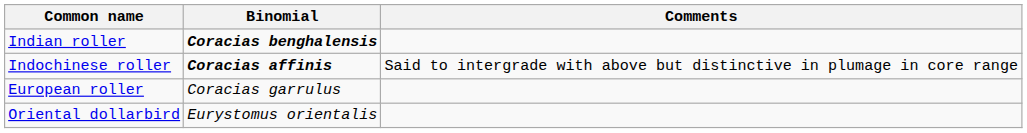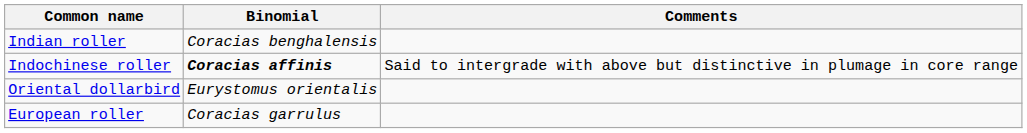(282, 41) bold -> (282, 41) normal
rows swapped: (76, 91) <-> (94, 115)
